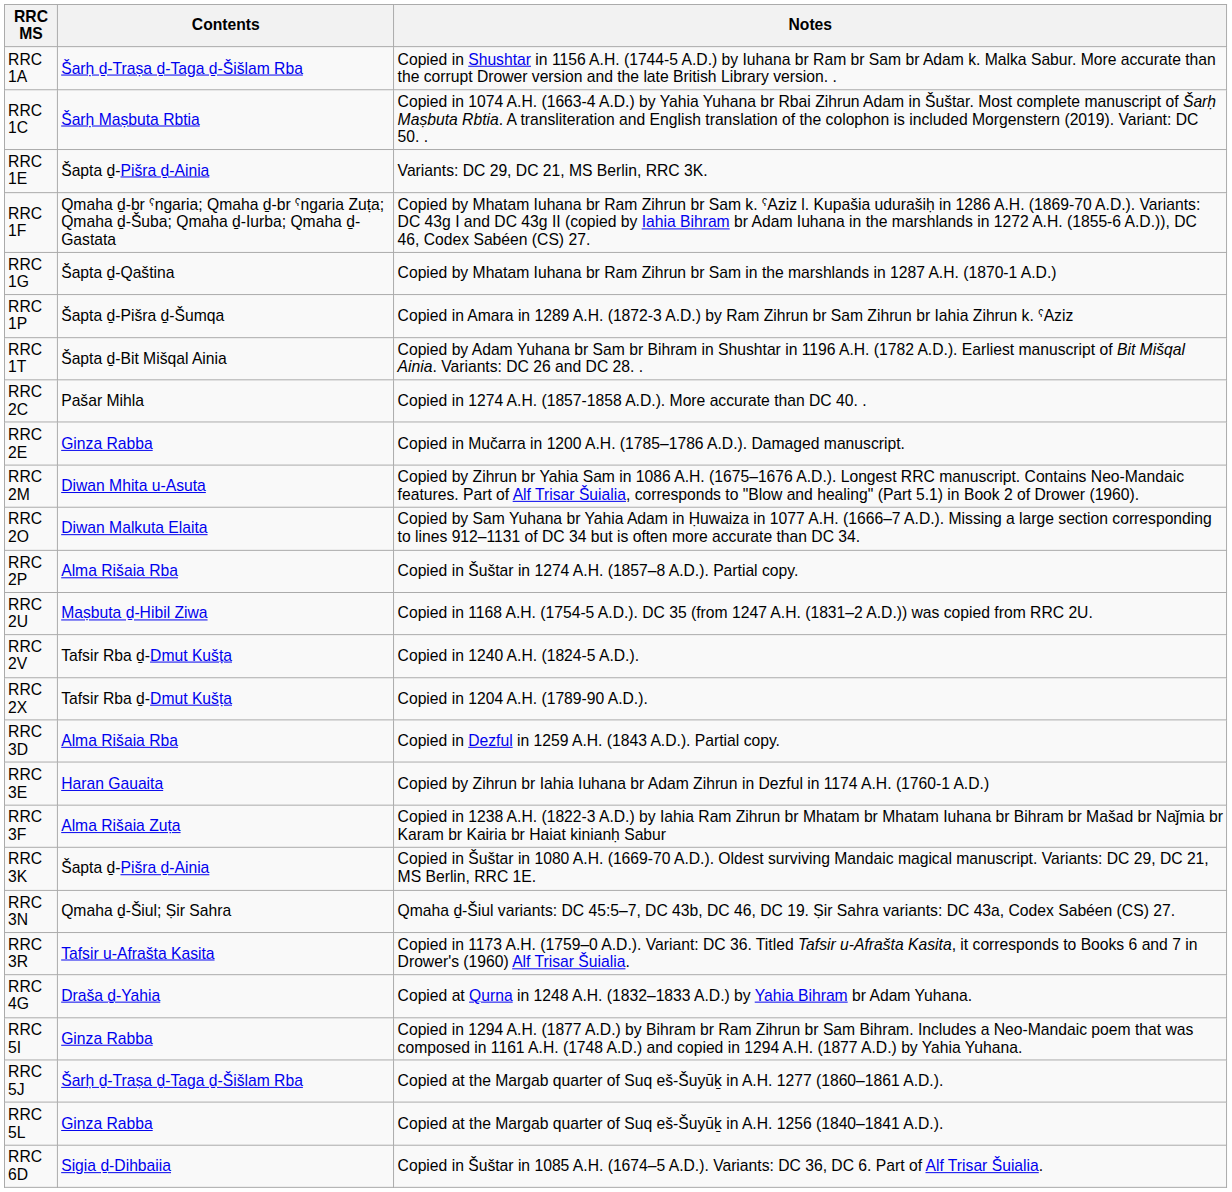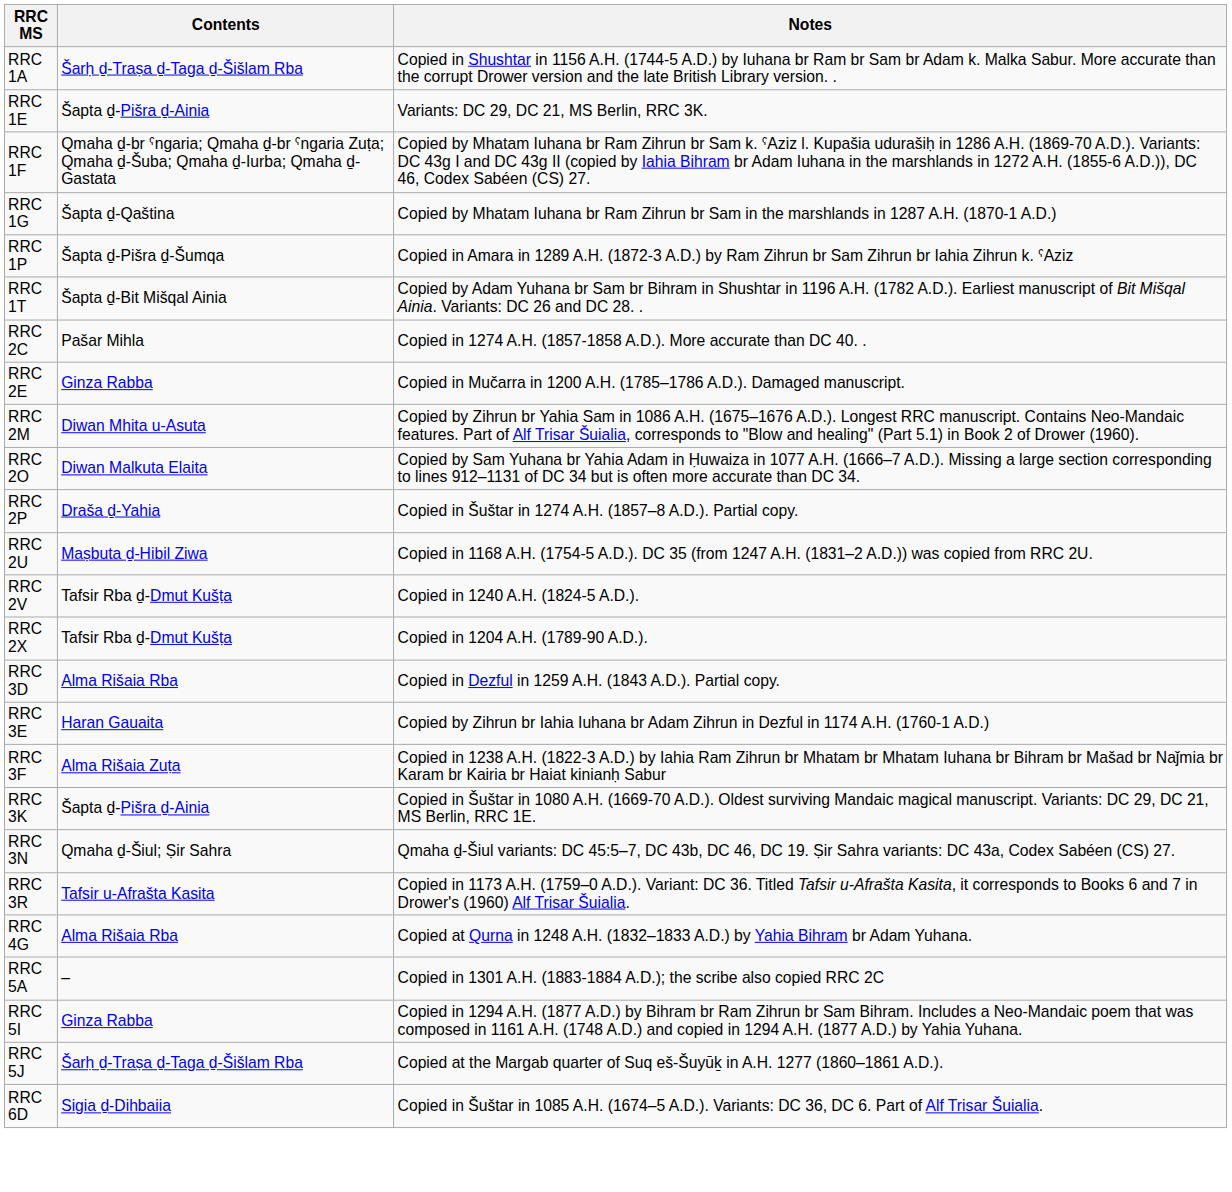- row: (25, 119)
(120, 571) Alma Rišaia Rba -> (111, 510) Draša ḏ-Yahia
(111, 996) Draša ḏ-Yahia -> (120, 936) Alma Rišaia Rba
+ row: (25, 978)
- row: (25, 1123)
